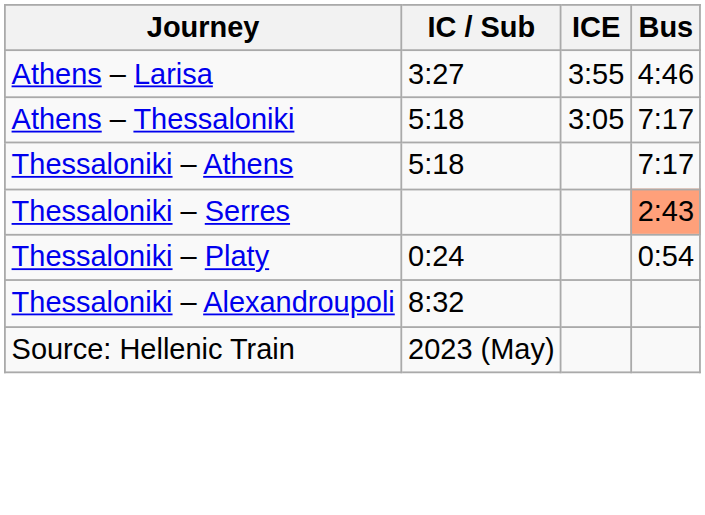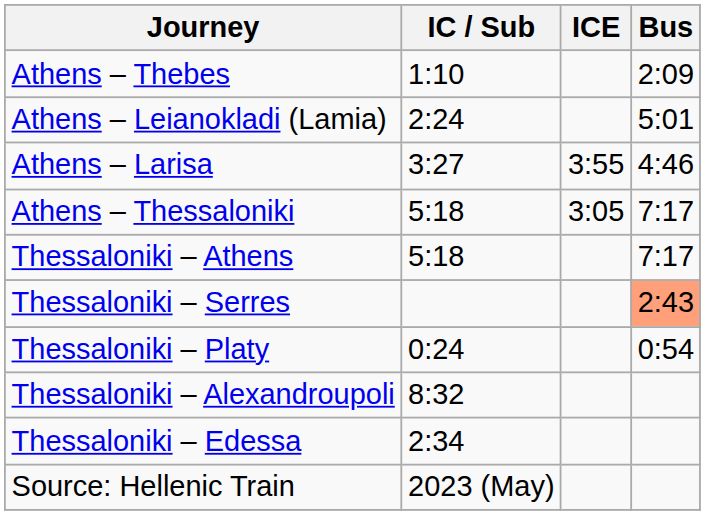+ row: (121, 73)
+ row: (199, 119)
+ row: (156, 440)
